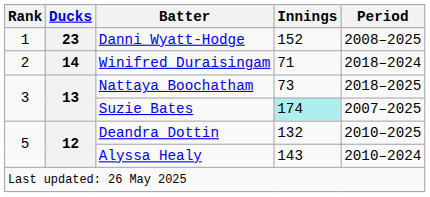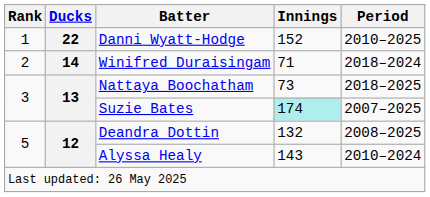(71, 40) 23 -> (71, 40) 22
(383, 40) 2008–2025 -> (383, 40) 2010–2025
(383, 133) 2010–2025 -> (383, 133) 2008–2025
